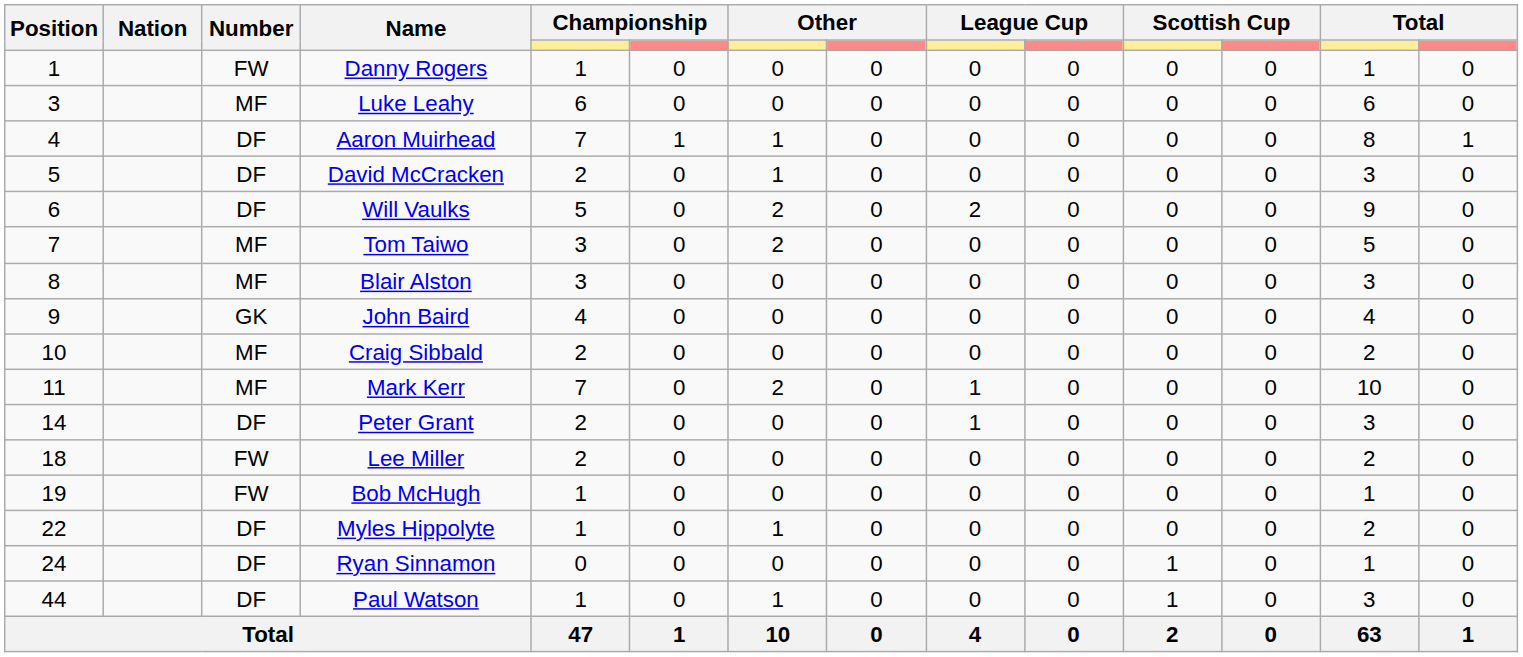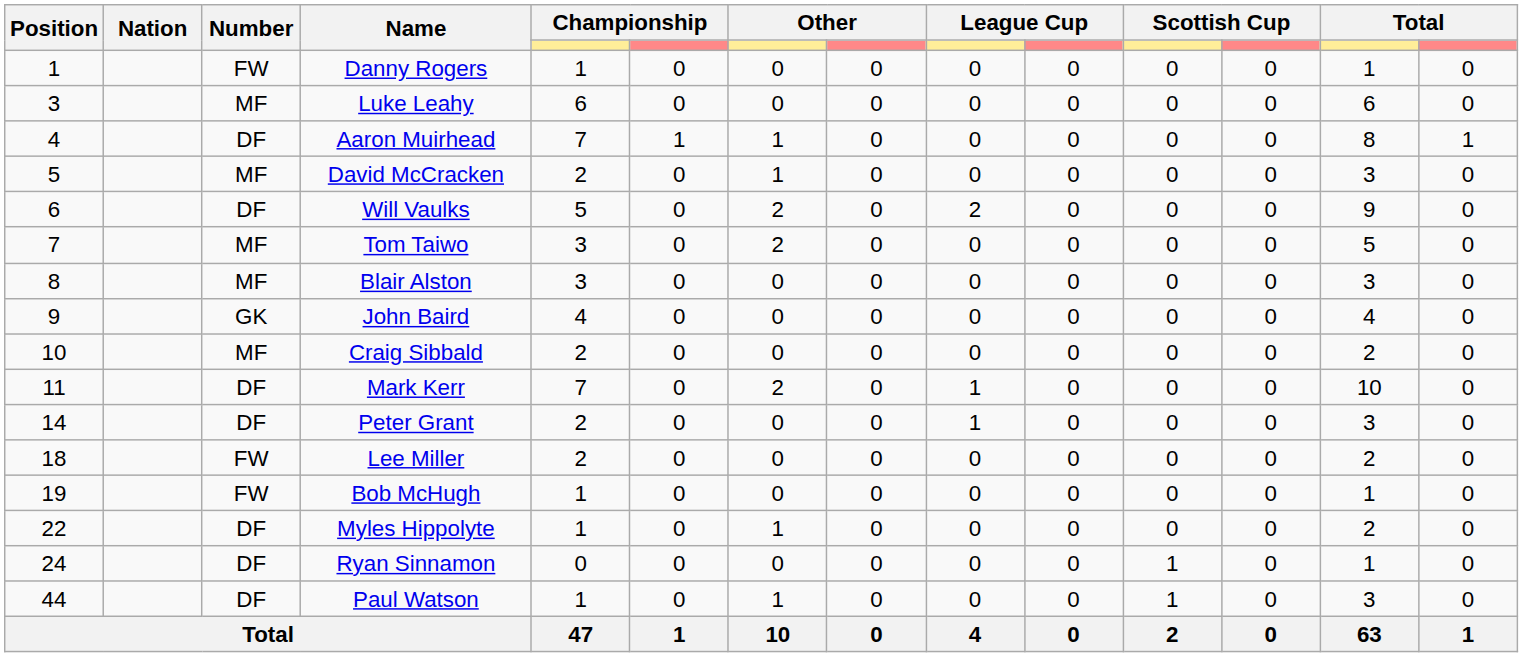(251, 174) DF -> (251, 174) MF
(251, 387) MF -> (251, 387) DF
